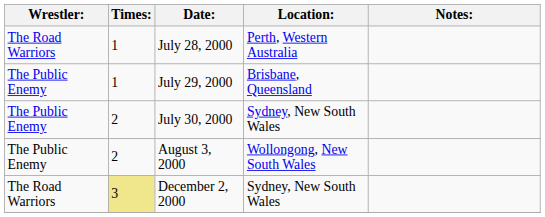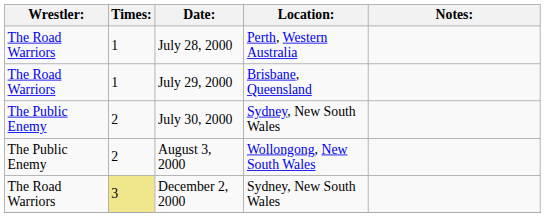(38, 82) The Public Enemy -> (35, 82) The Road Warriors
